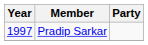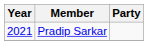(20, 31) 1997 -> (20, 31) 2021
